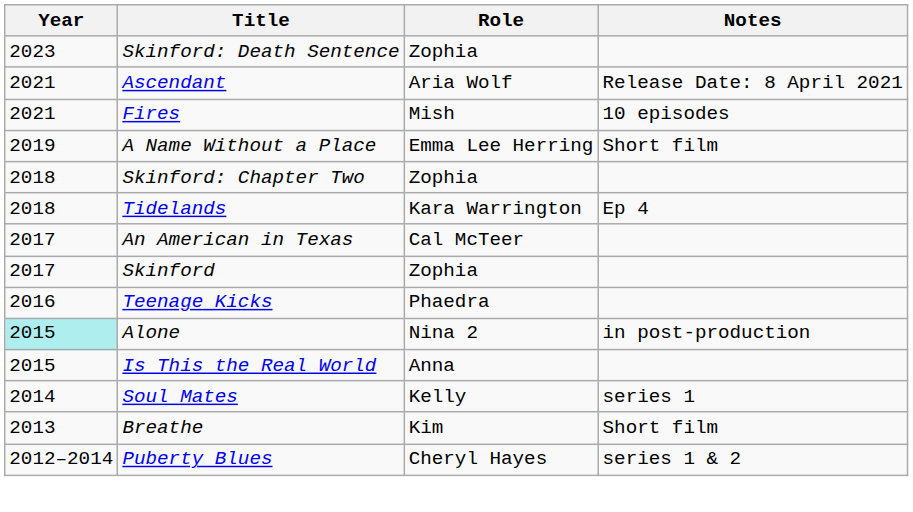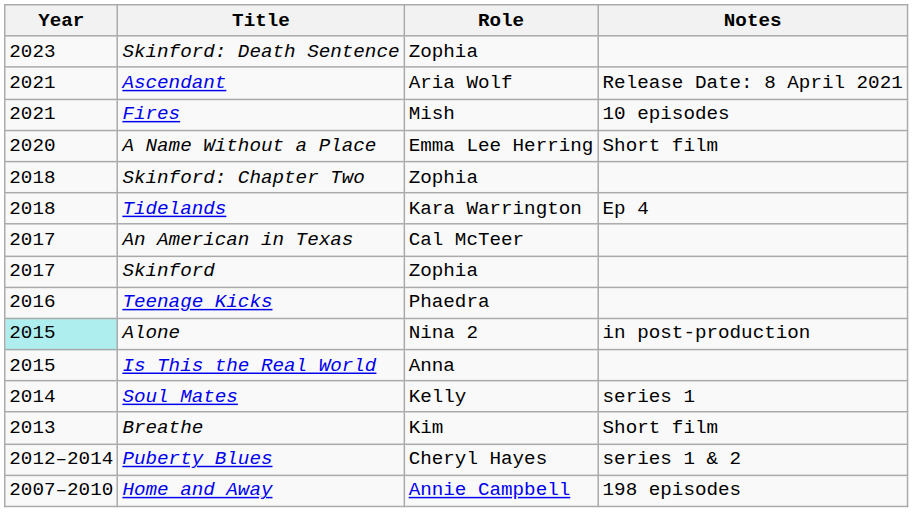(32, 146) 2019 -> (32, 146) 2020
+ row: (197, 491)
